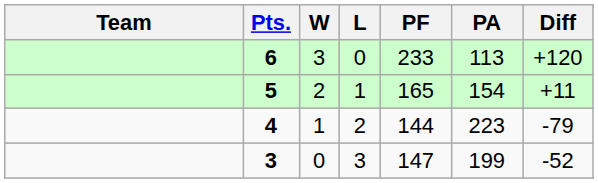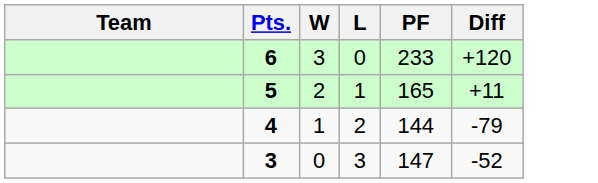- column: (487, 22)
